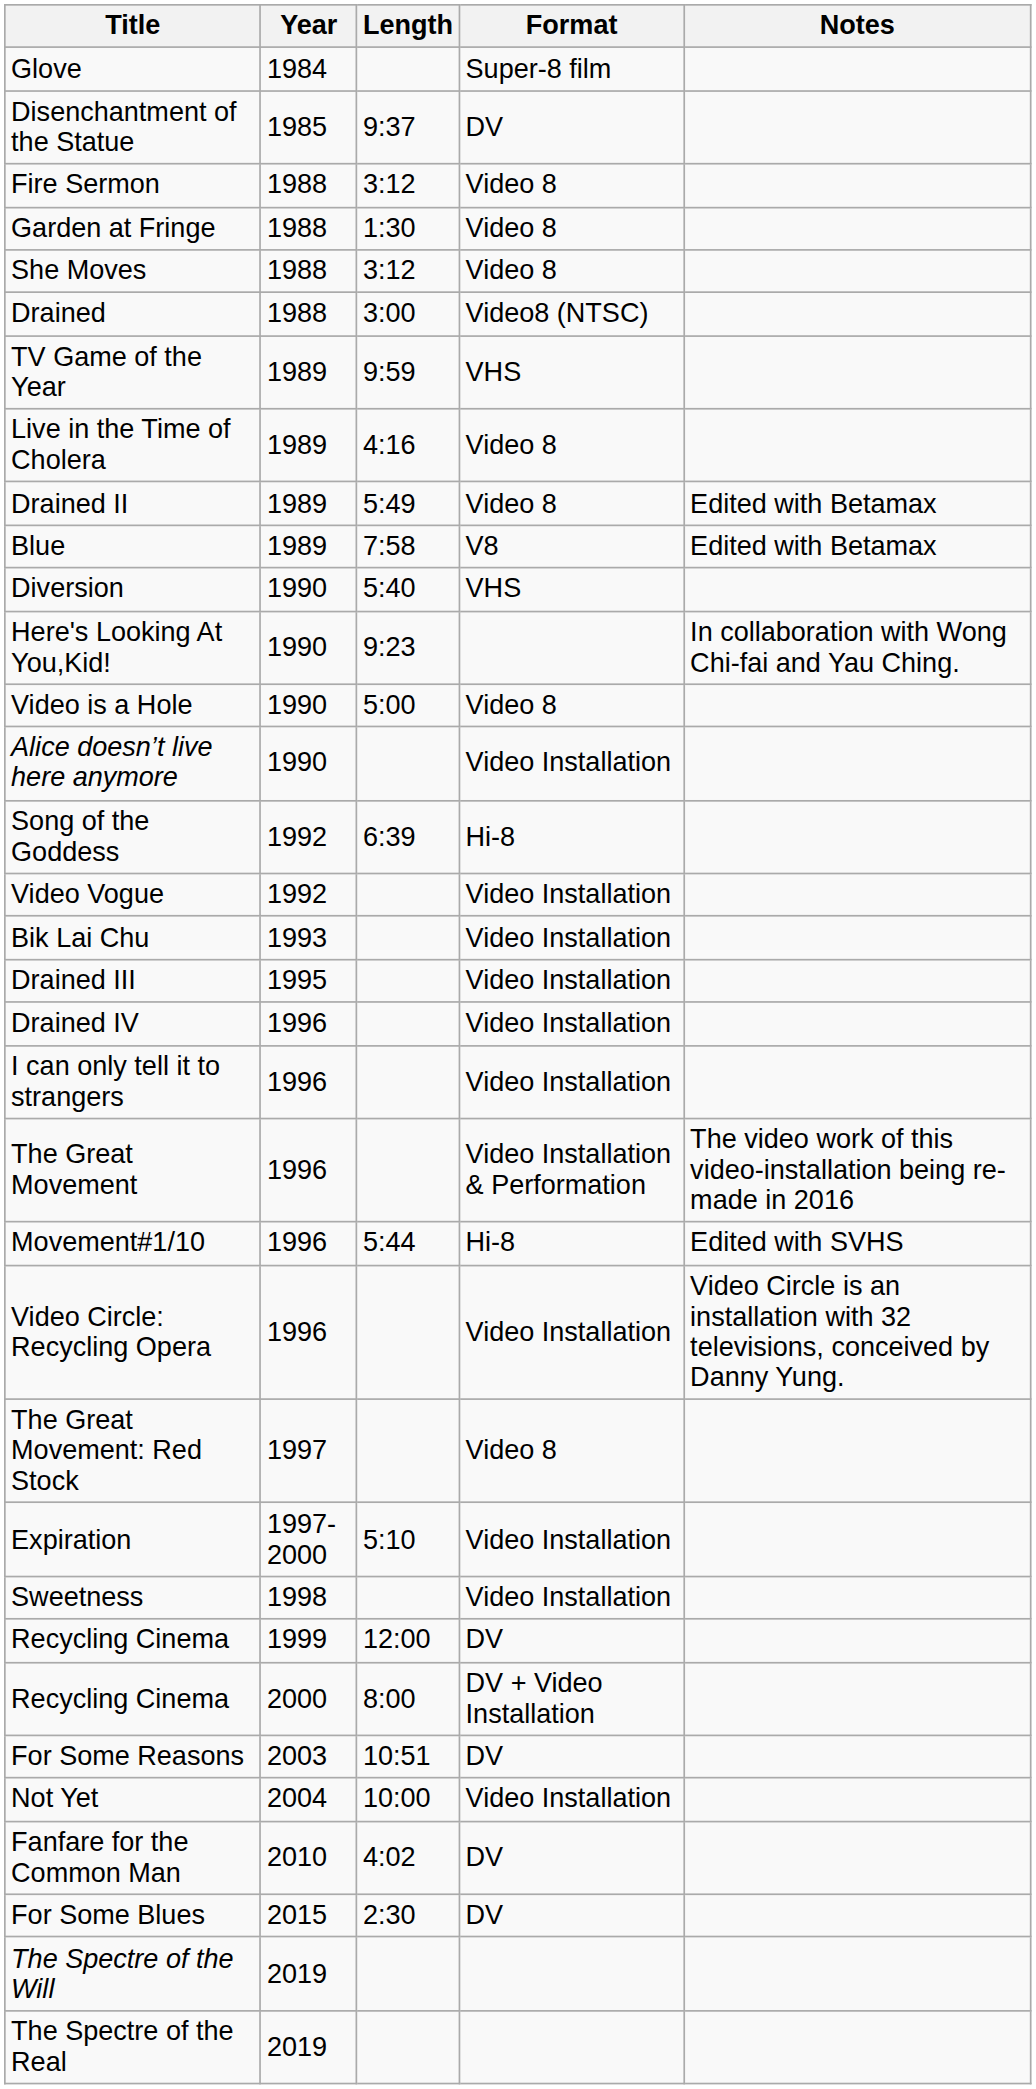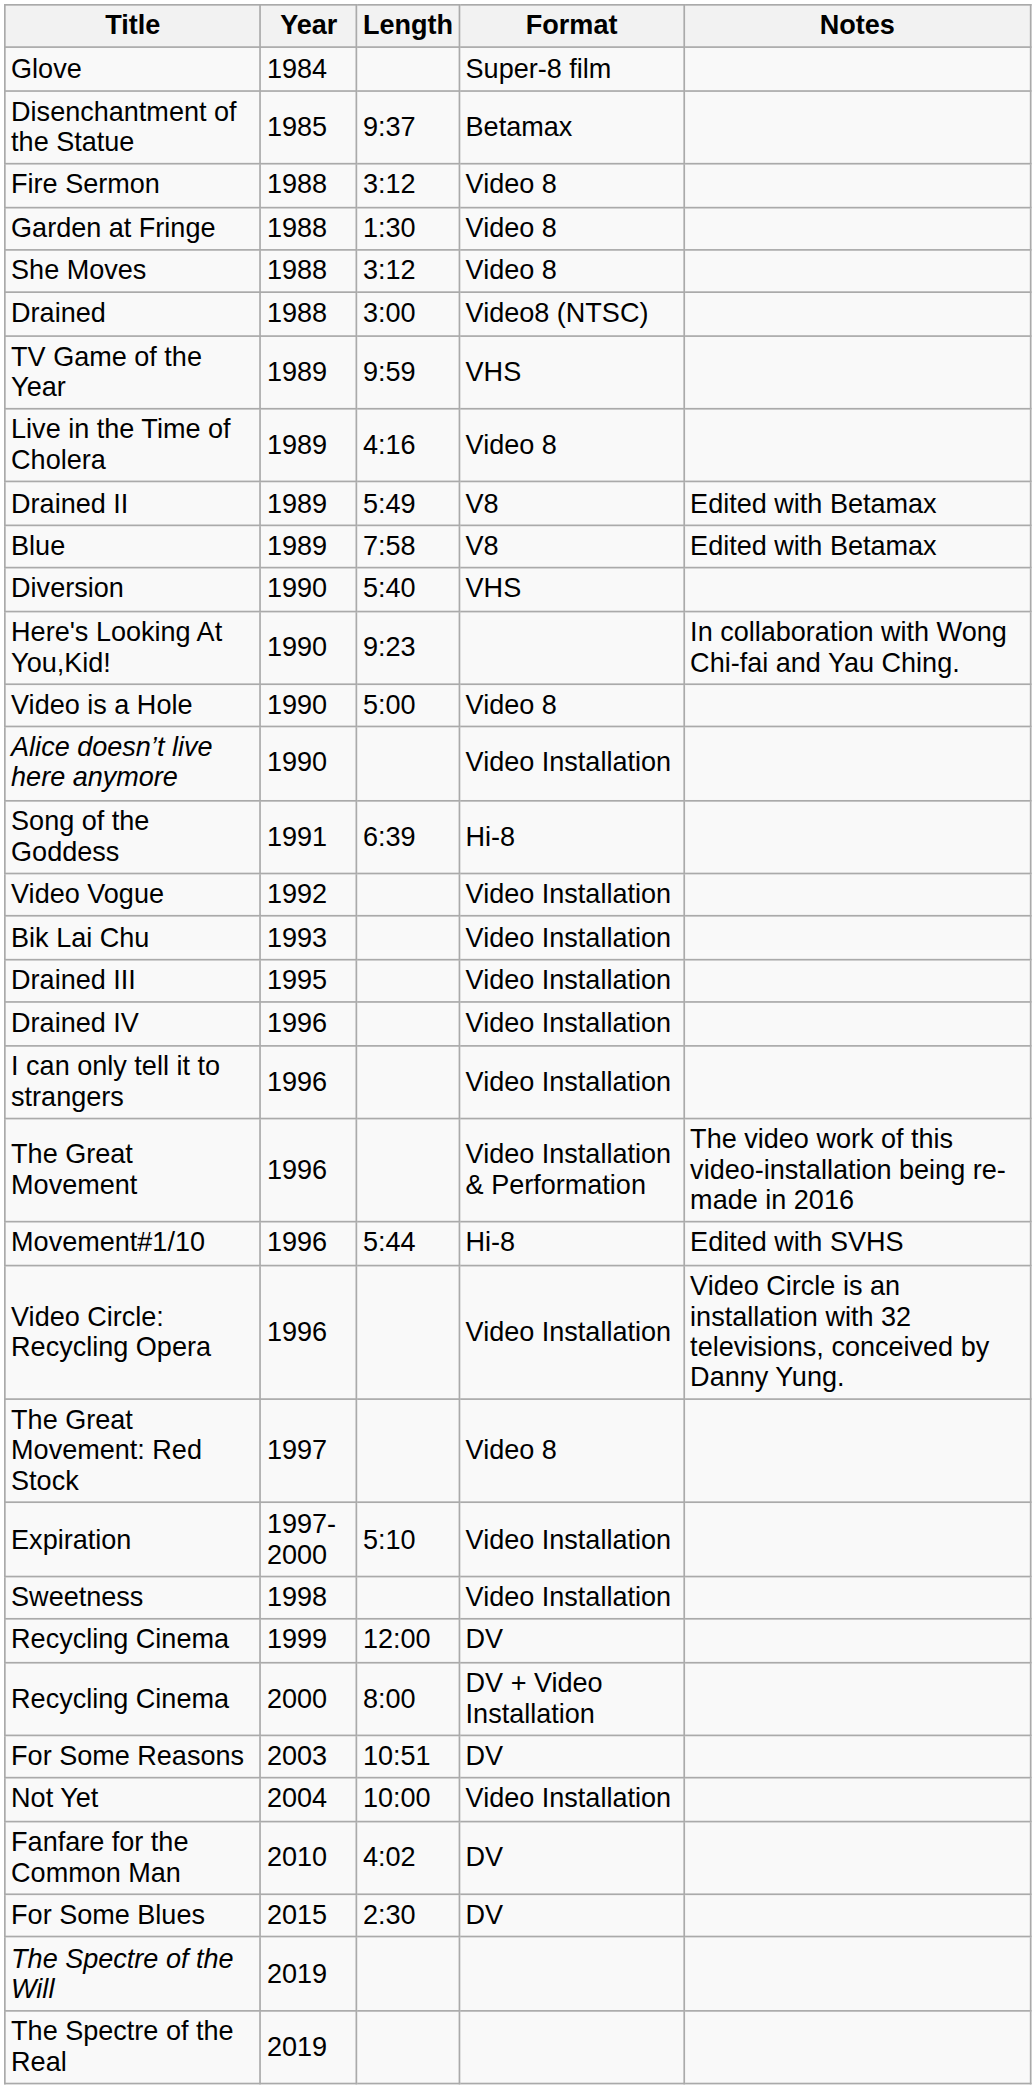(484, 126) DV -> (519, 126) Betamax
(511, 503) Video 8 -> (482, 503) V8
(297, 836) 1992 -> (297, 836) 1991
